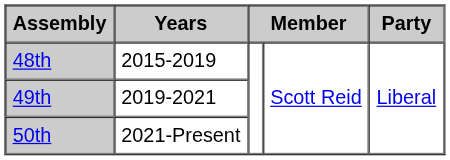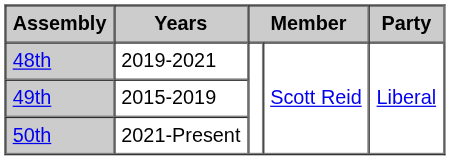(169, 60) 2015-2019 -> (169, 60) 2019-2021
(169, 98) 2019-2021 -> (169, 98) 2015-2019
